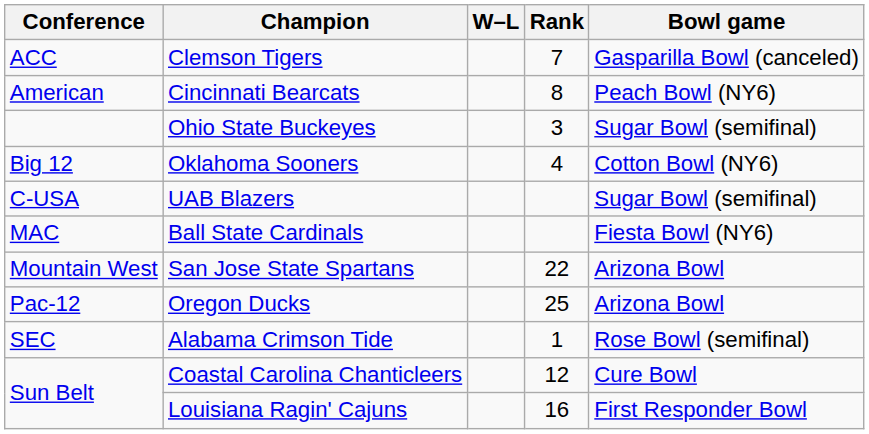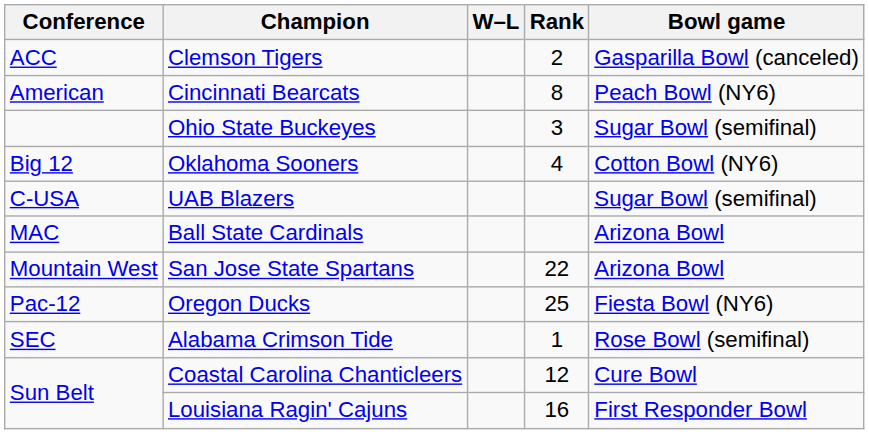(557, 57) 7 -> (557, 57) 2
(684, 233) Fiesta Bowl (NY6) -> (659, 233) Arizona Bowl
(659, 304) Arizona Bowl -> (684, 304) Fiesta Bowl (NY6)
